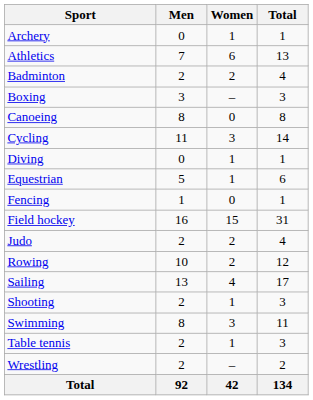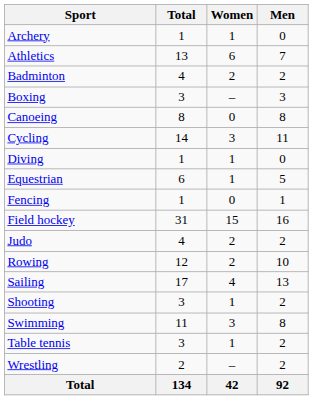columns swapped: (181, 14) <-> (282, 14)
